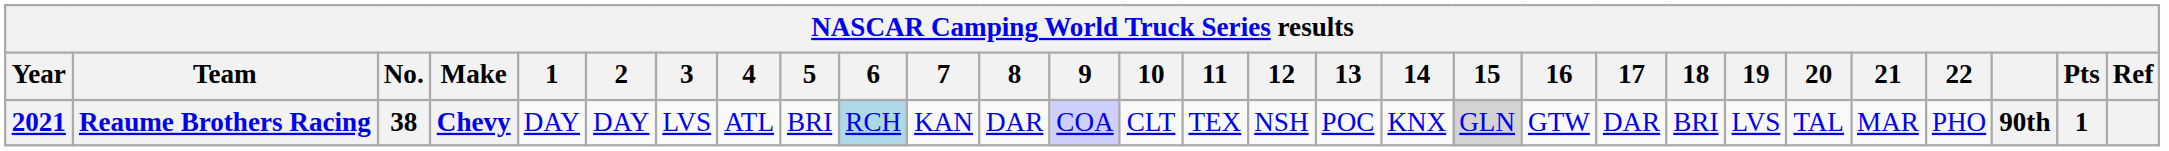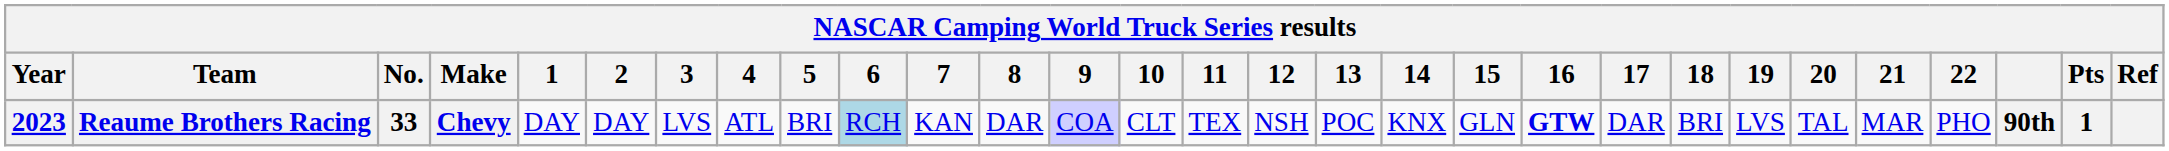(39, 121) 2021 -> (39, 121) 2023
(404, 121) 38 -> (404, 121) 33
(1487, 121) lightgrey background -> (1487, 121) no background
(1559, 121) normal -> (1561, 121) bold
